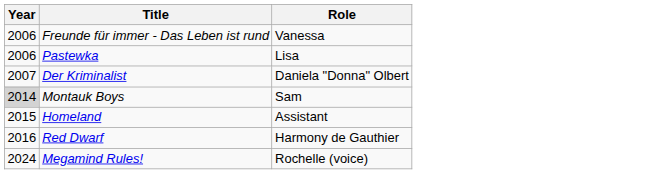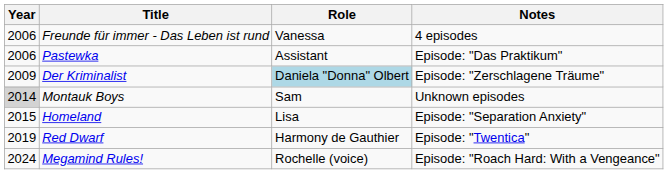+ column: (537, 14)
(287, 55) Lisa -> (301, 55) Assistant
(22, 76) 2007 -> (22, 76) 2009
(342, 76) no background -> (342, 76) lightblue background
(301, 117) Assistant -> (287, 117) Lisa
(22, 138) 2016 -> (22, 138) 2019
